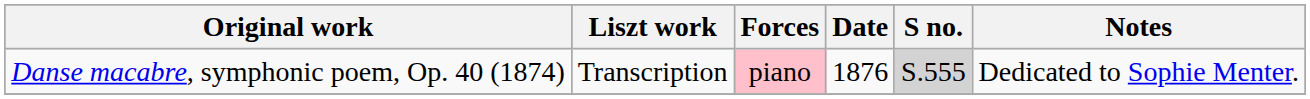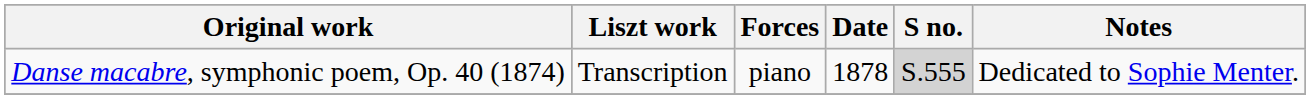(780, 71) pink background -> (780, 71) no background
(860, 71) 1876 -> (860, 71) 1878
